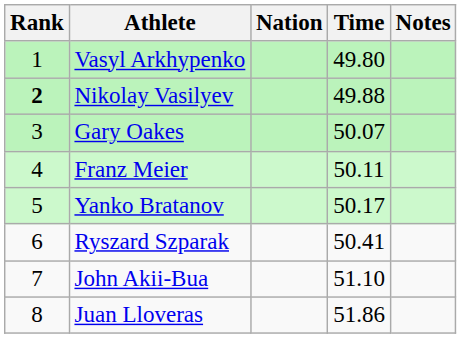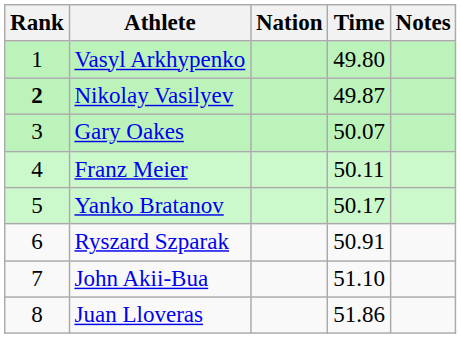(359, 95) 49.88 -> (359, 95) 49.87
(359, 242) 50.41 -> (359, 242) 50.91
